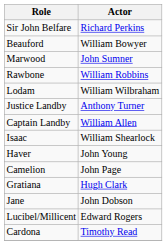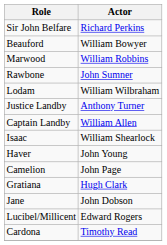(107, 59) John Sumner -> (114, 59) William Robbins
(114, 75) William Robbins -> (107, 75) John Sumner
